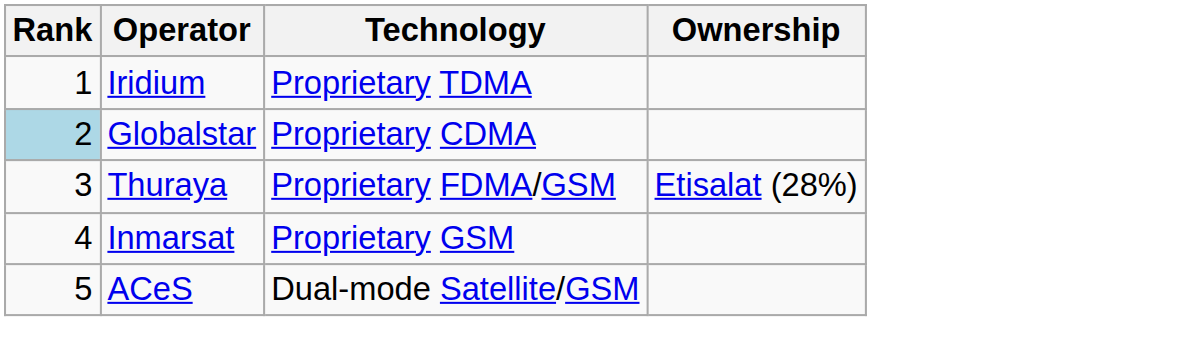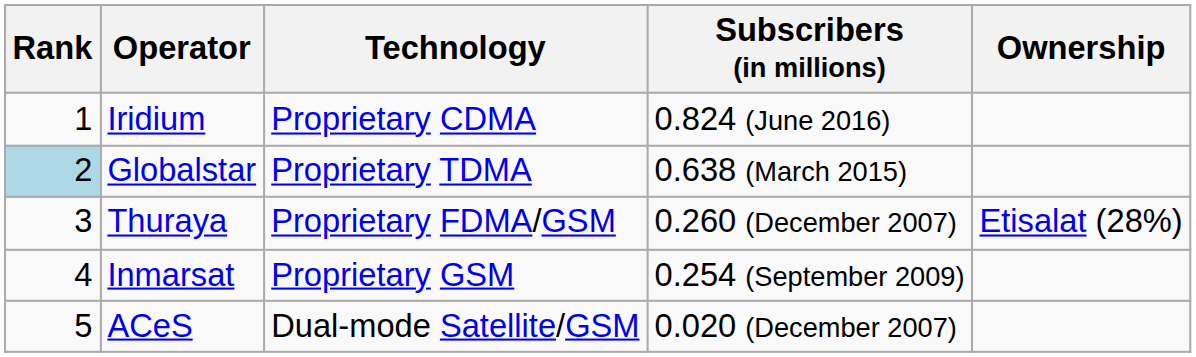+ column: (809, 48)
(401, 82) Proprietary TDMA -> (404, 118) Proprietary CDMA
(404, 133) Proprietary CDMA -> (401, 170) Proprietary TDMA
